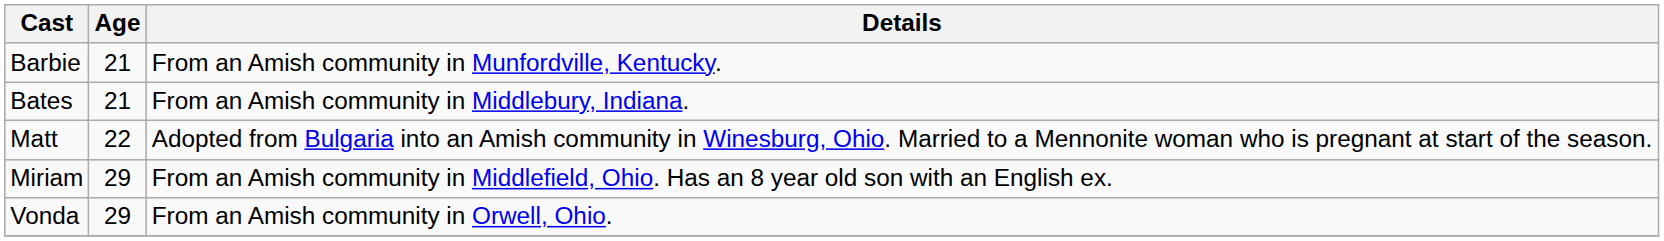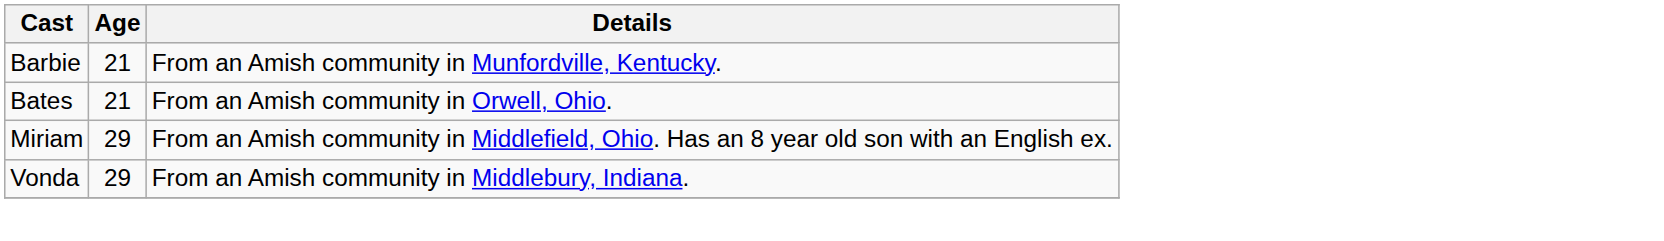(420, 100) From an Amish community in Middlebury, Indiana. -> (382, 100) From an Amish community in Orwell, Ohio.
- row: (34, 139)
(382, 216) From an Amish community in Orwell, Ohio. -> (420, 178) From an Amish community in Middlebury, Indiana.
